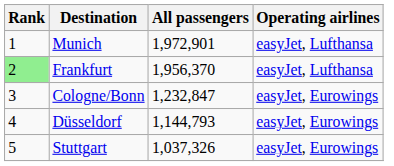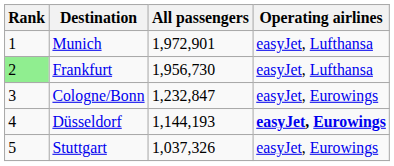(184, 69) 1,956,370 -> (184, 69) 1,956,730
(184, 121) 1,144,793 -> (184, 121) 1,144,193
(317, 121) normal -> (321, 121) bold
